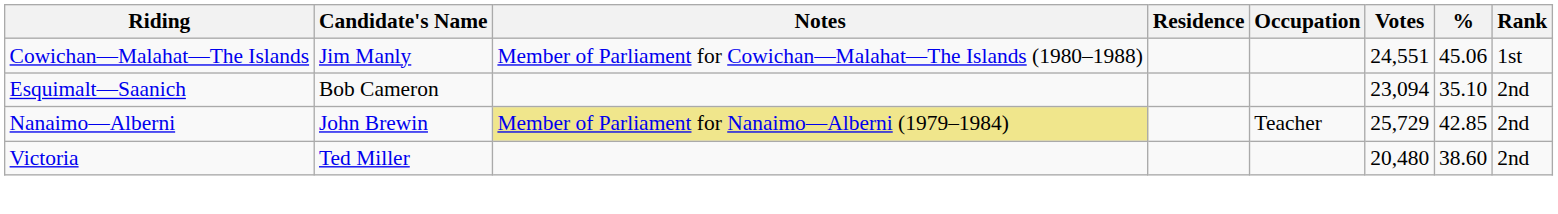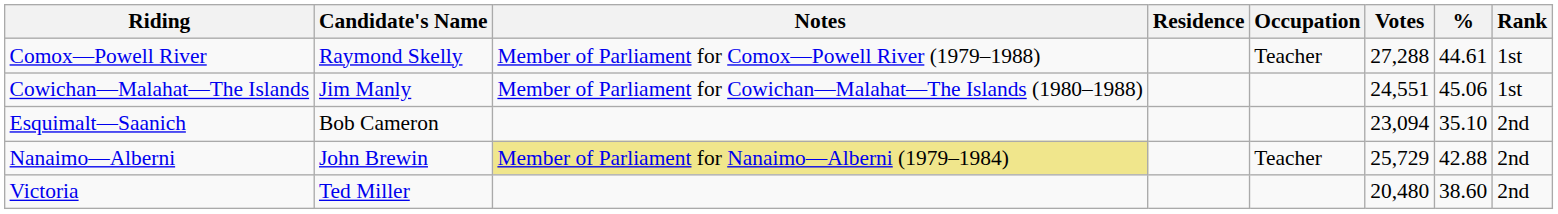+ row: (108, 55)
(1463, 123) 42.85 -> (1463, 157) 42.88
